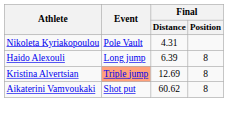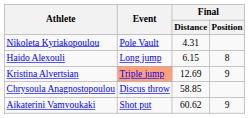(169, 58) 6.39 -> (191, 58) 6.15
(206, 74) 8 -> (227, 74) 9
+ row: (61, 90)
(206, 90) 8 -> (227, 105) 9
